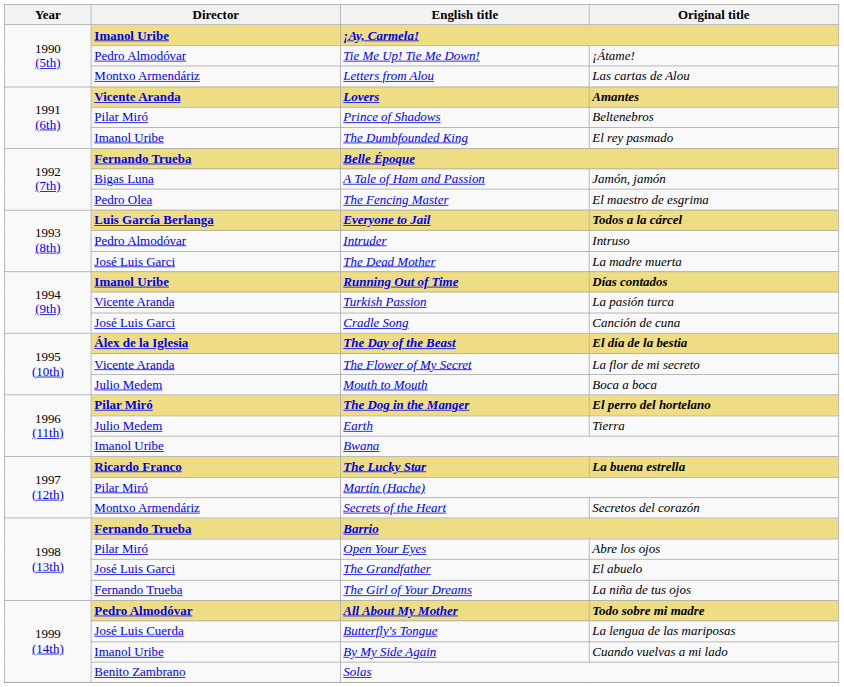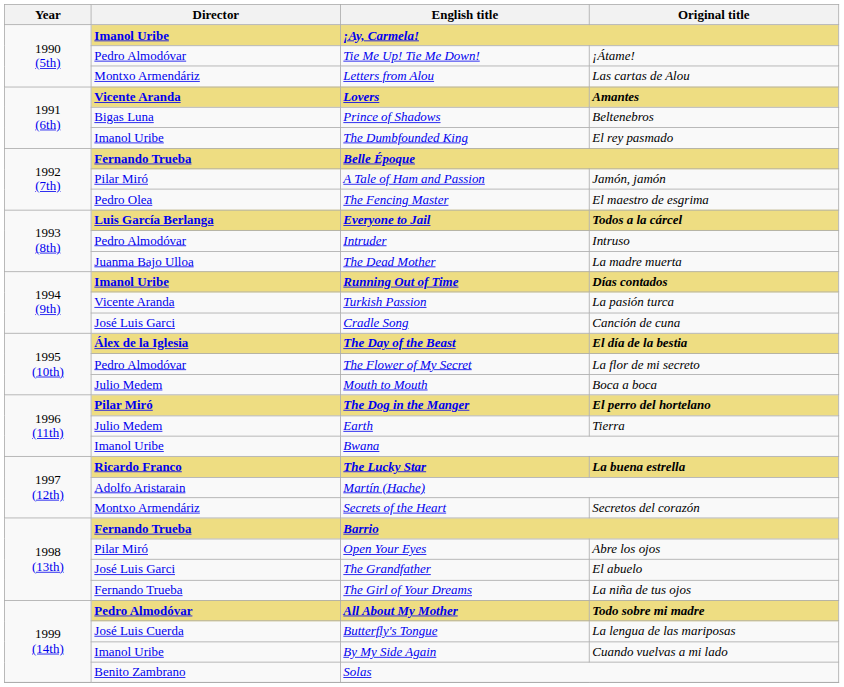(121, 117) Pilar Miró -> (124, 117) Bigas Luna
(124, 179) Bigas Luna -> (121, 179) Pilar Miró
(135, 261) José Luis Garci -> (144, 261) Juanma Bajo Ulloa
(134, 364) Vicente Aranda -> (140, 364) Pedro Almodóvar
(121, 487) Pilar Miró -> (140, 487) Adolfo Aristarain
